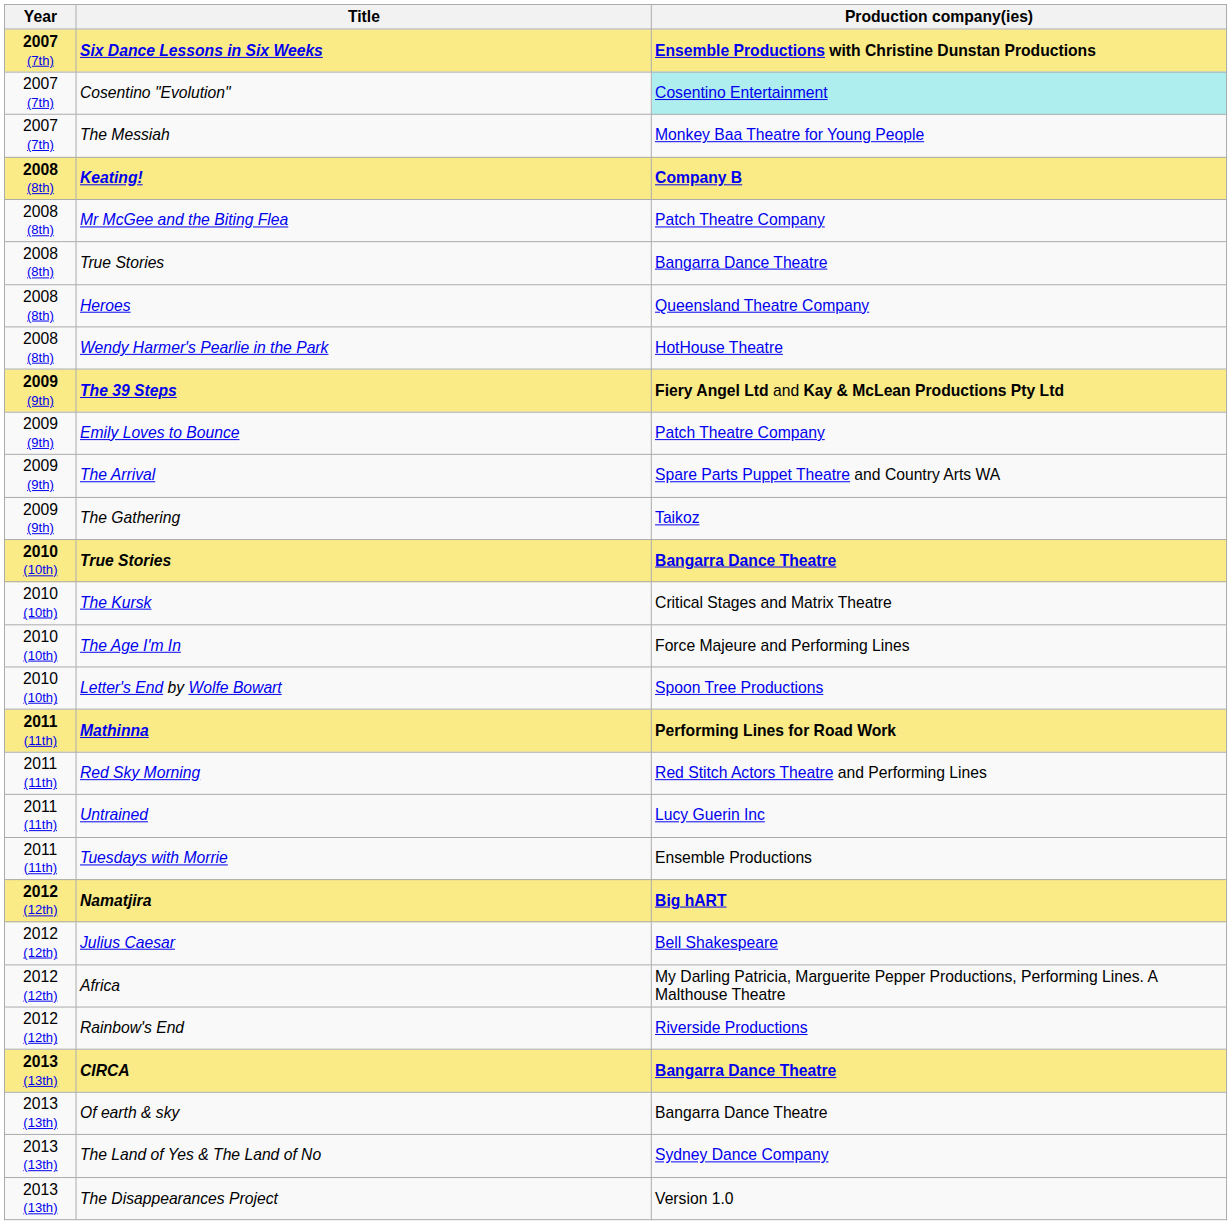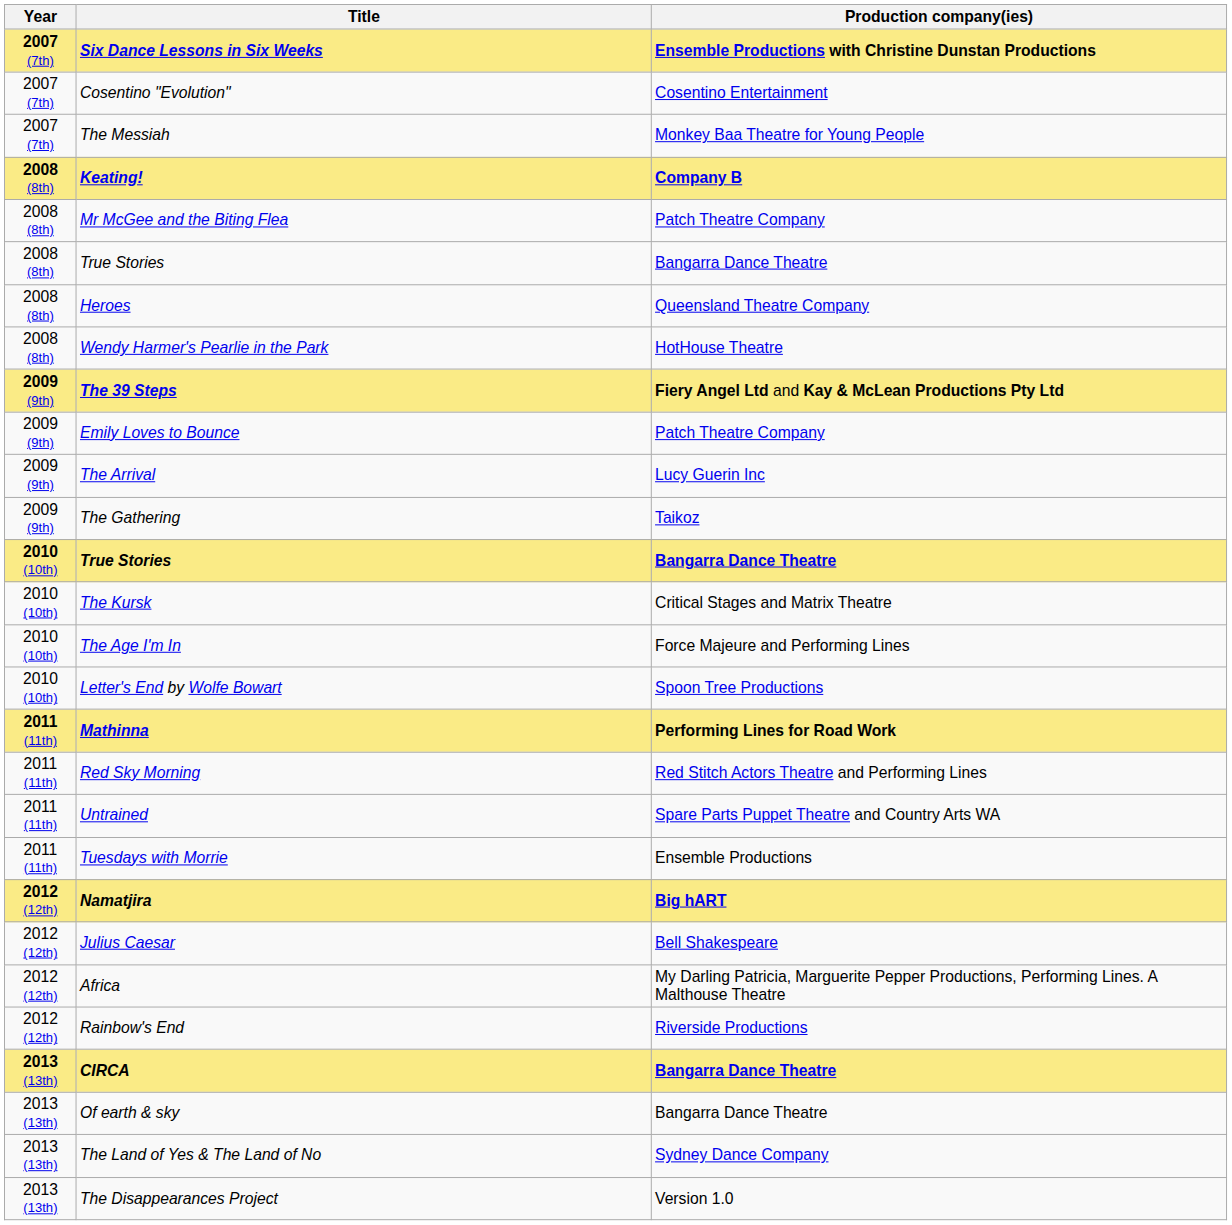(741, 93) paleturquoise background -> (741, 93) no background
(828, 475) Spare Parts Puppet Theatre and Country Arts WA -> (710, 475) Lucy Guerin Inc
(710, 815) Lucy Guerin Inc -> (828, 815) Spare Parts Puppet Theatre and Country Arts WA
